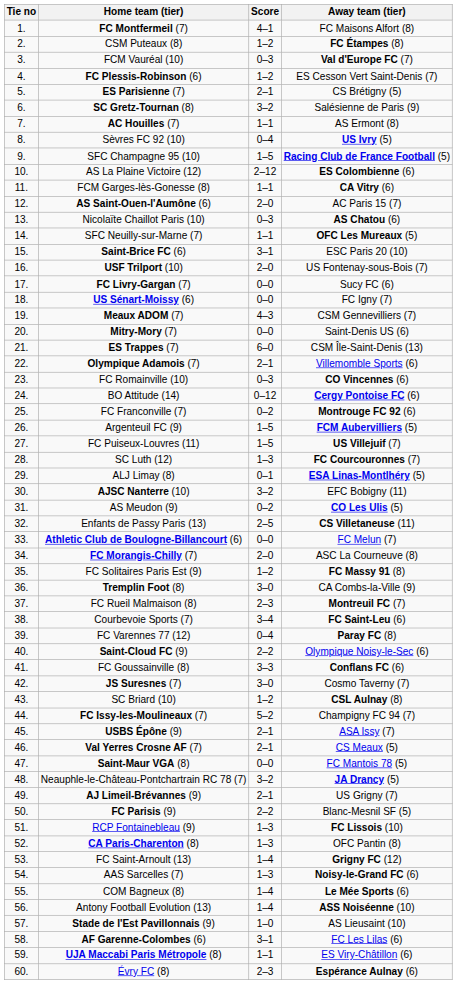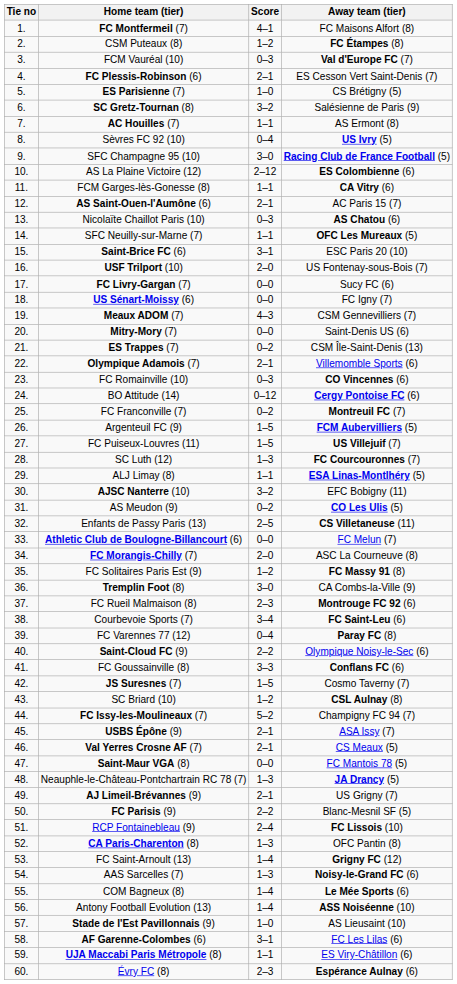(265, 76) 1–2 -> (265, 76) 2–1
(265, 92) 2–1 -> (265, 92) 1–0
(265, 156) 1–5 -> (265, 156) 3–0
(265, 204) 2–0 -> (265, 204) 2–1
(265, 348) 6–0 -> (265, 348) 0–2
(367, 412) Montrouge FC 92 (6) -> (367, 412) Montreuil FC (7)
(265, 476) 0–1 -> (265, 476) 1–1
(367, 603) Montreuil FC (7) -> (367, 603) Montrouge FC 92 (6)
(265, 683) 3–0 -> (265, 683) 1–5
(265, 779) 3–2 -> (265, 779) 1–3
(265, 827) 1–3 -> (265, 827) 2–4
